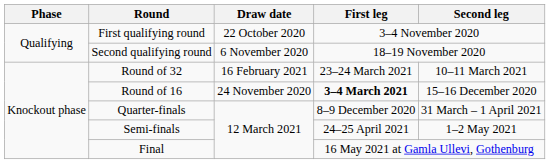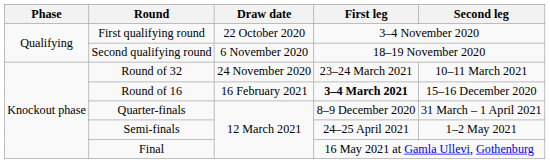(264, 71) 16 February 2021 -> (264, 71) 24 November 2020
(264, 91) 24 November 2020 -> (264, 91) 16 February 2021
